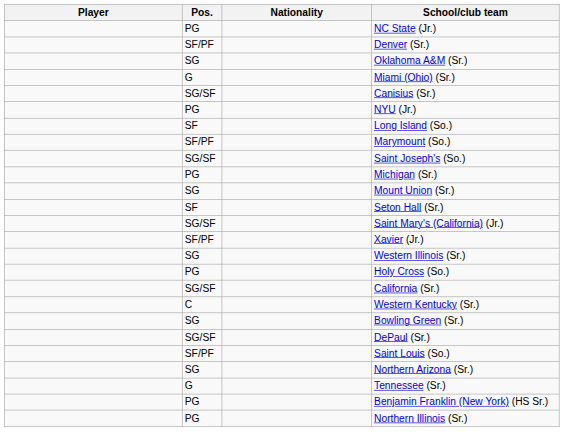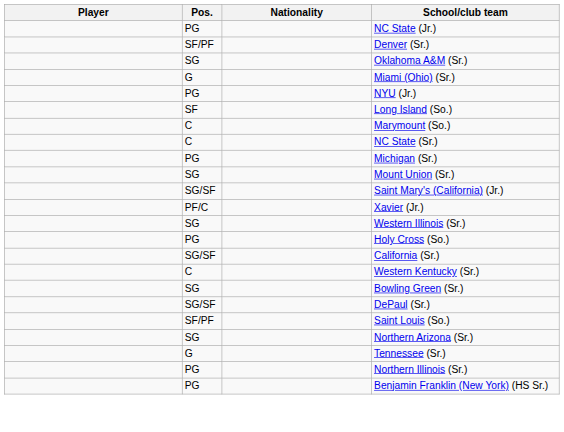- row: (405, 93)
(199, 142) SF/PF -> (188, 126) C
- row: (420, 158)
+ row: (406, 142)
- row: (409, 207)
(199, 239) SF/PF -> (196, 207) PF/C
rows swapped: (461, 402) <-> (421, 418)
